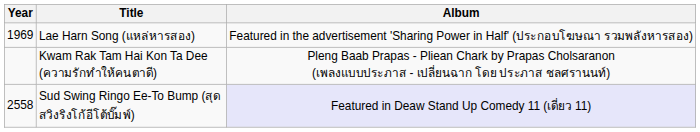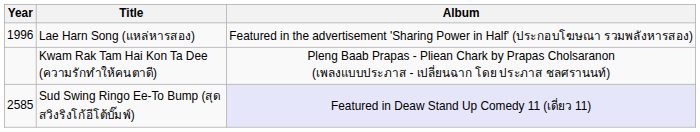(20, 35) 1969 -> (20, 35) 1996
(20, 105) 2558 -> (20, 105) 2585
